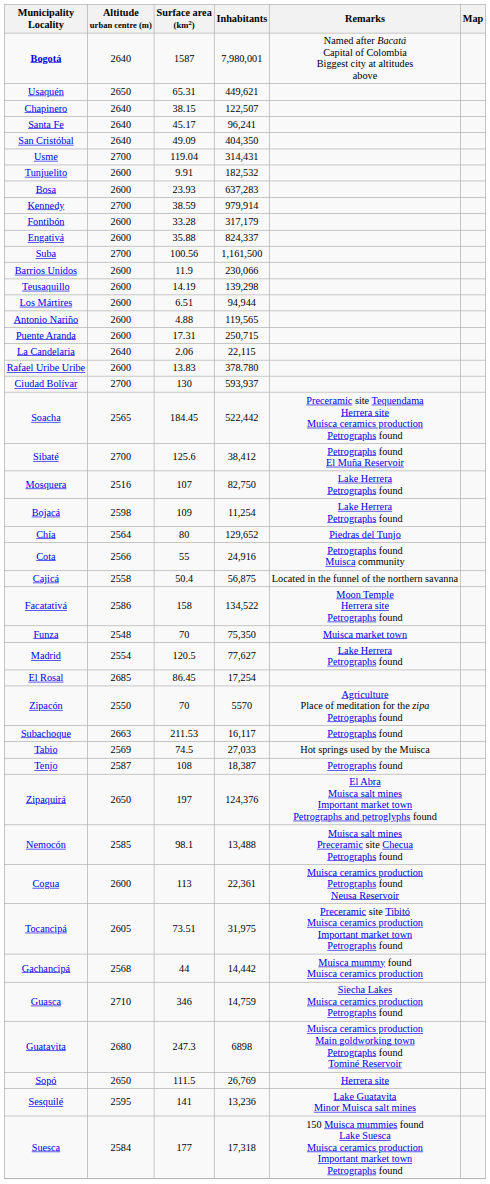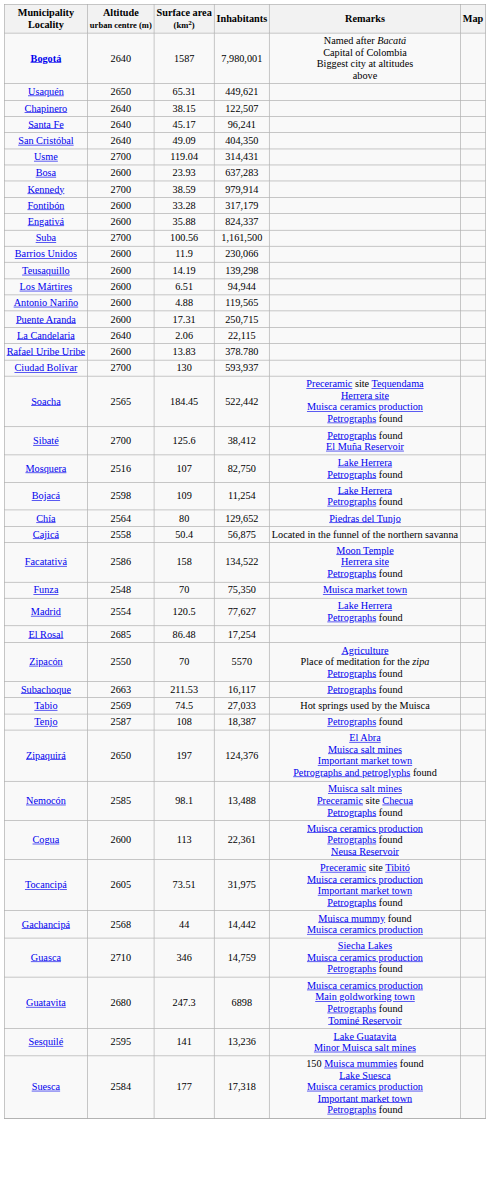- row: (46, 173)
- row: (46, 556)
(184, 678) 86.45 -> (184, 634) 86.48
- row: (46, 1080)
